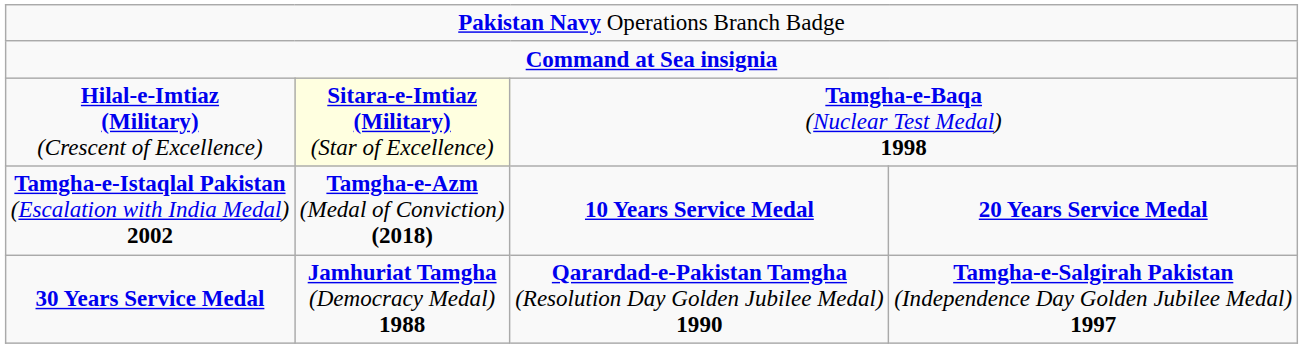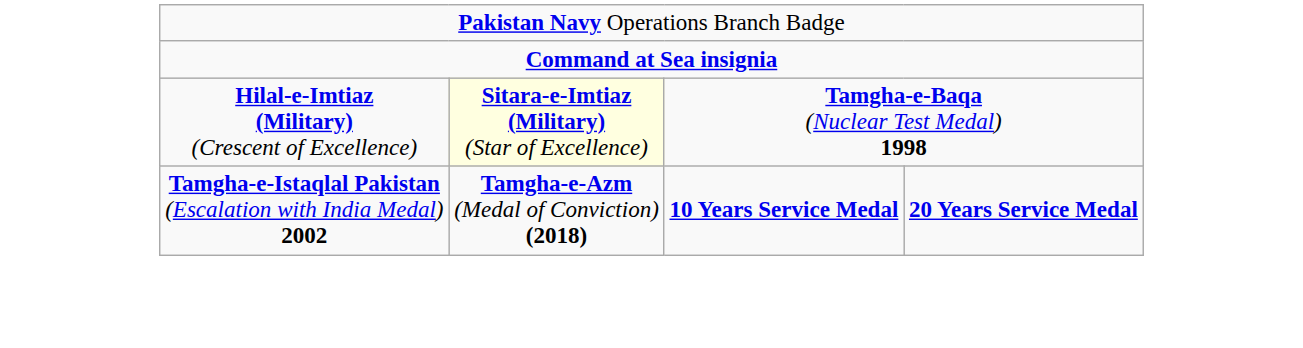- row: (150, 298)
